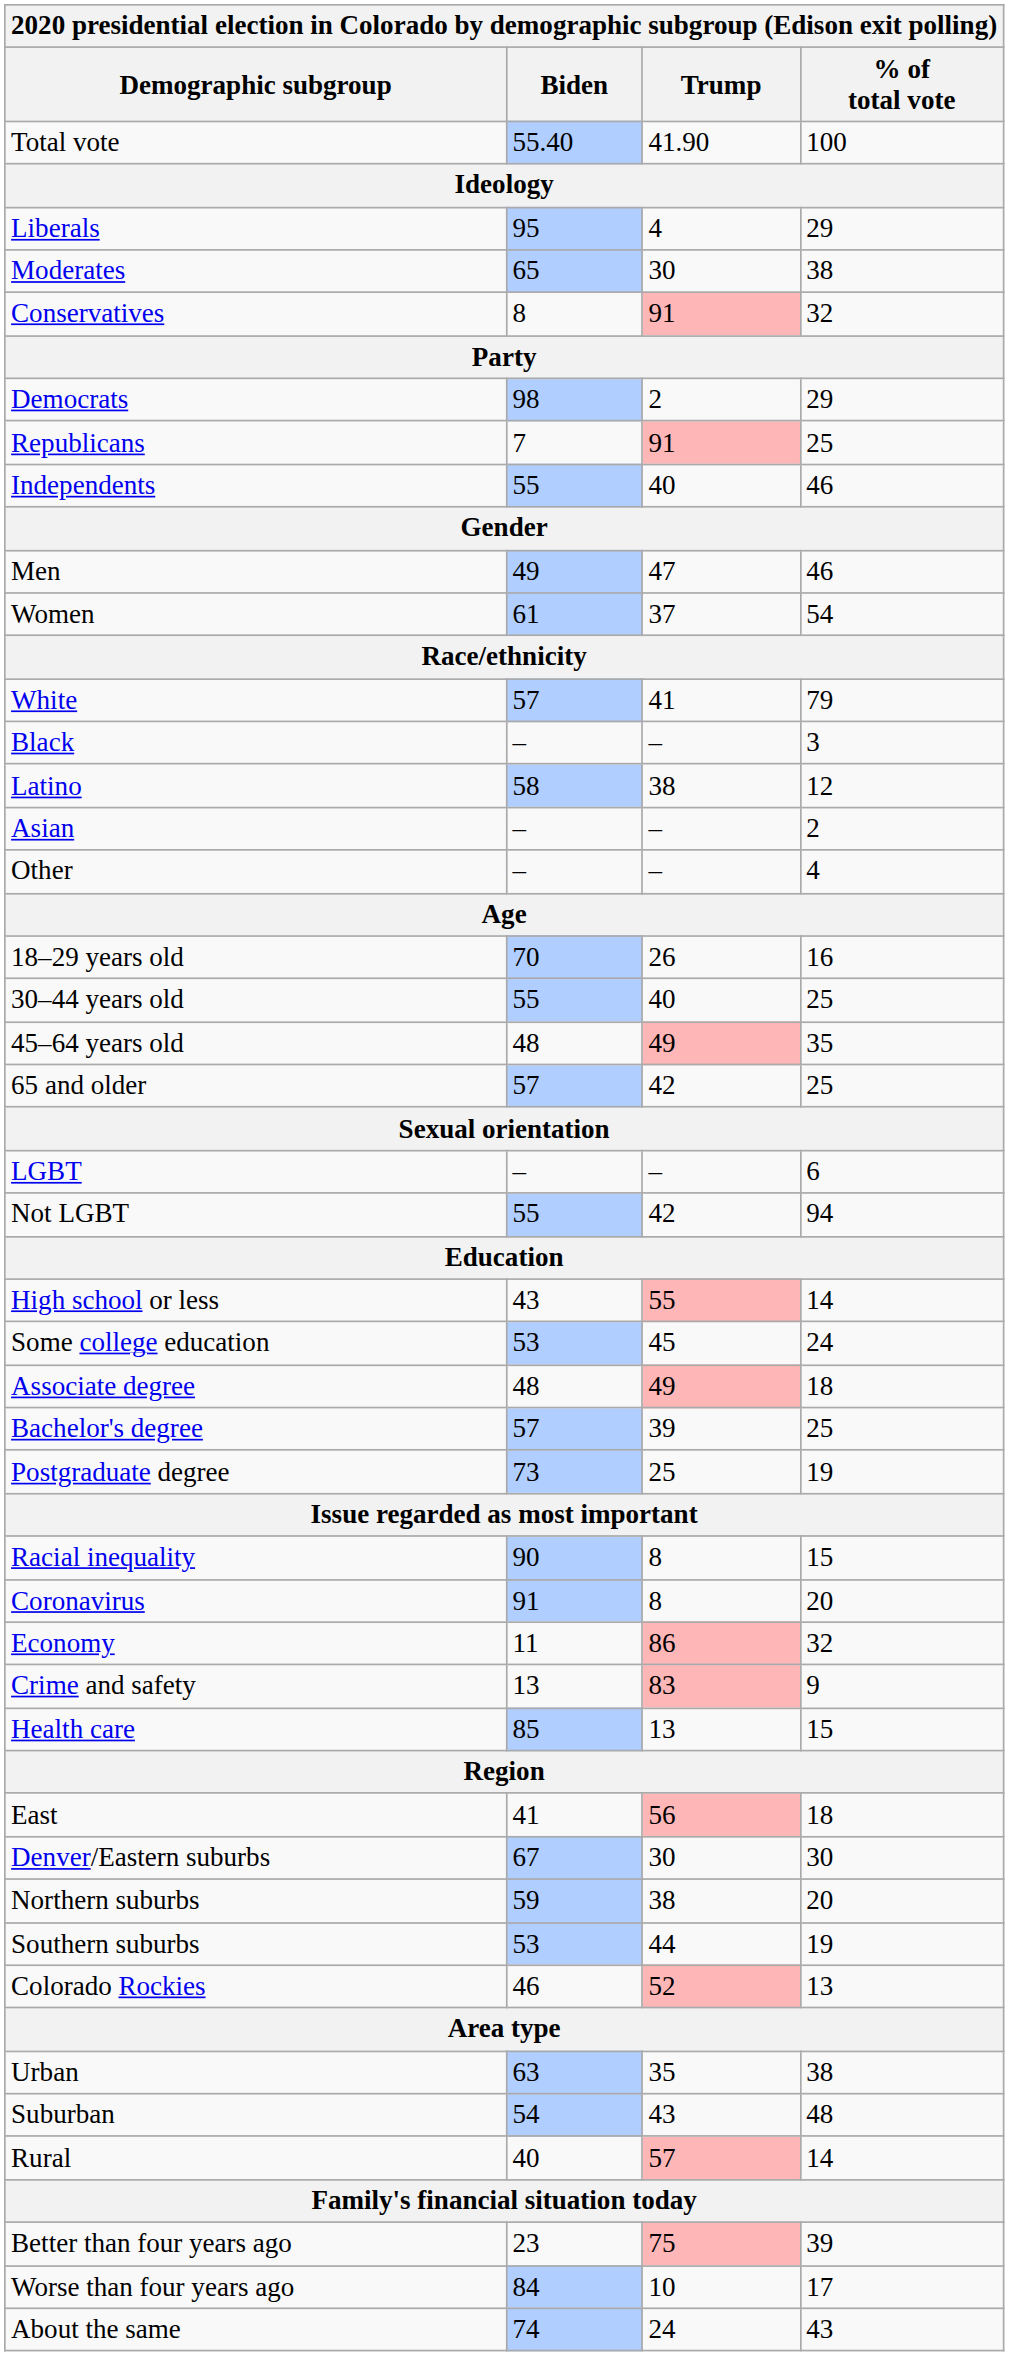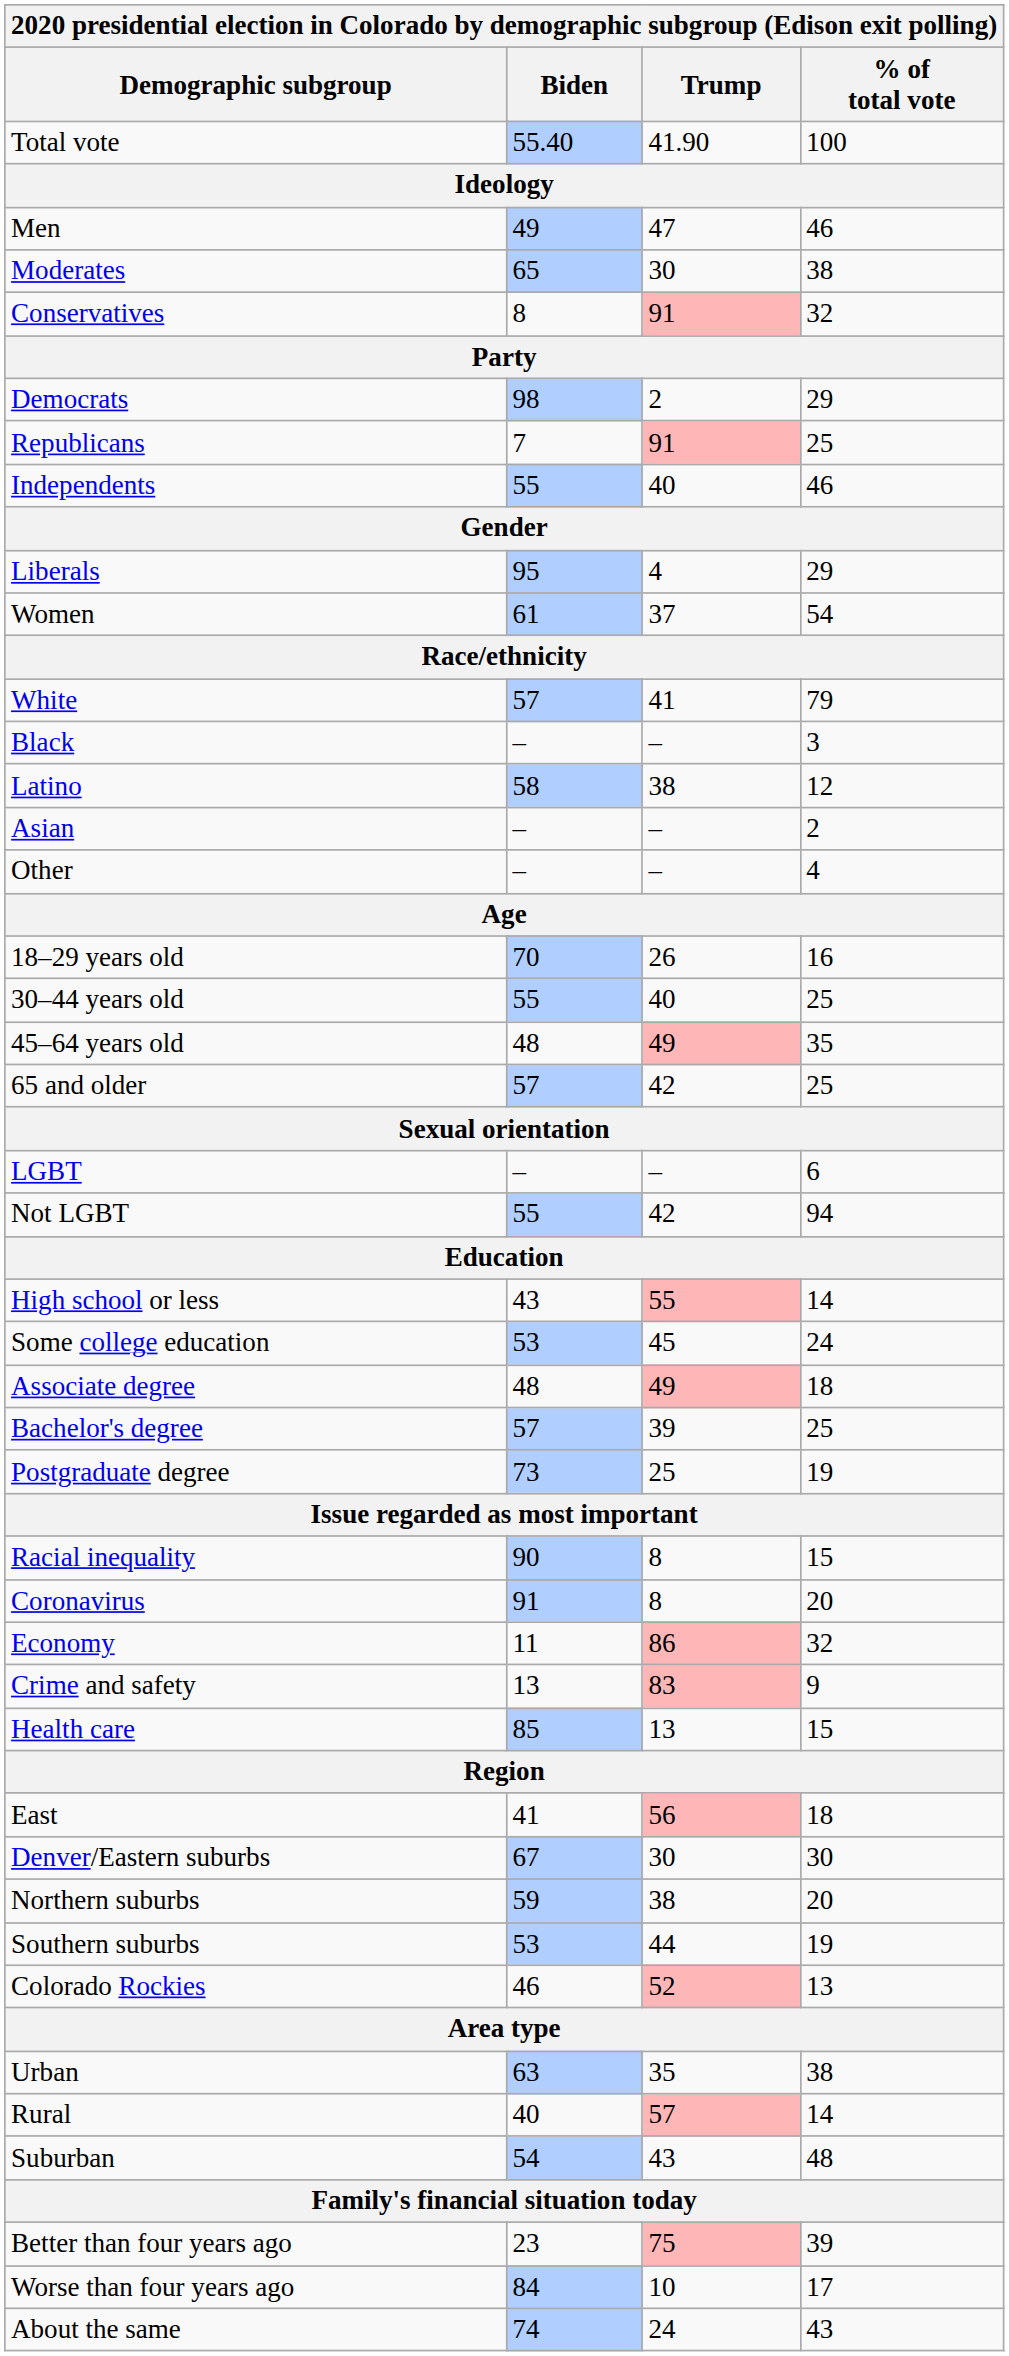rows swapped: (55, 227) <-> (36, 570)
rows swapped: (63, 2114) <-> (41, 2157)
